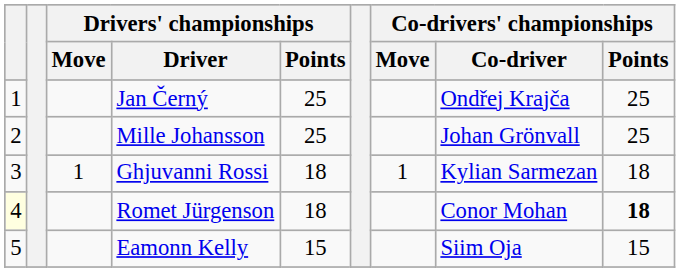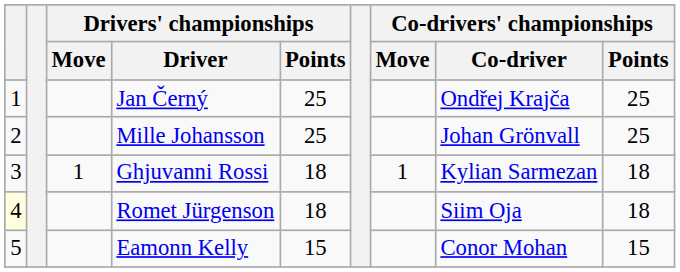(504, 210) Conor Mohan -> (481, 210) Siim Oja
(638, 210) bold -> (638, 210) normal
(481, 247) Siim Oja -> (504, 247) Conor Mohan
